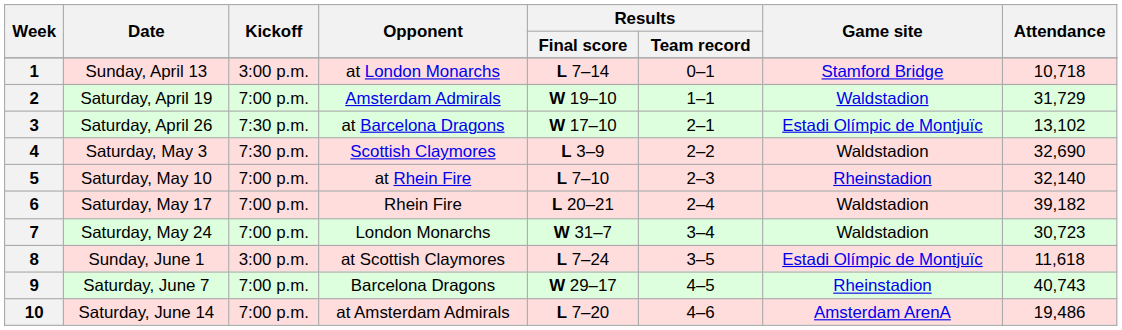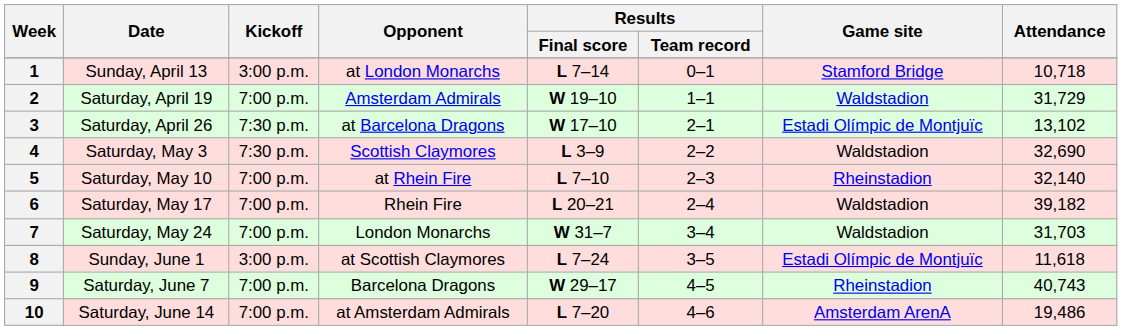(1060, 232) 30,723 -> (1060, 232) 31,703
